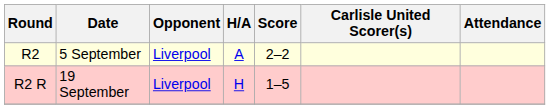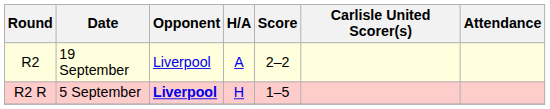(100, 54) 5 September -> (94, 62) 19 September
(94, 84) 19 September -> (100, 92) 5 September
(182, 84) normal -> (185, 92) bold
